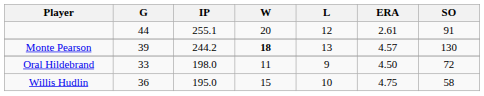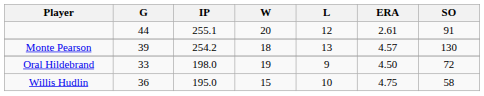(205, 47) 244.2 -> (205, 47) 254.2
(266, 47) bold -> (266, 47) normal
(266, 64) 11 -> (266, 64) 19
